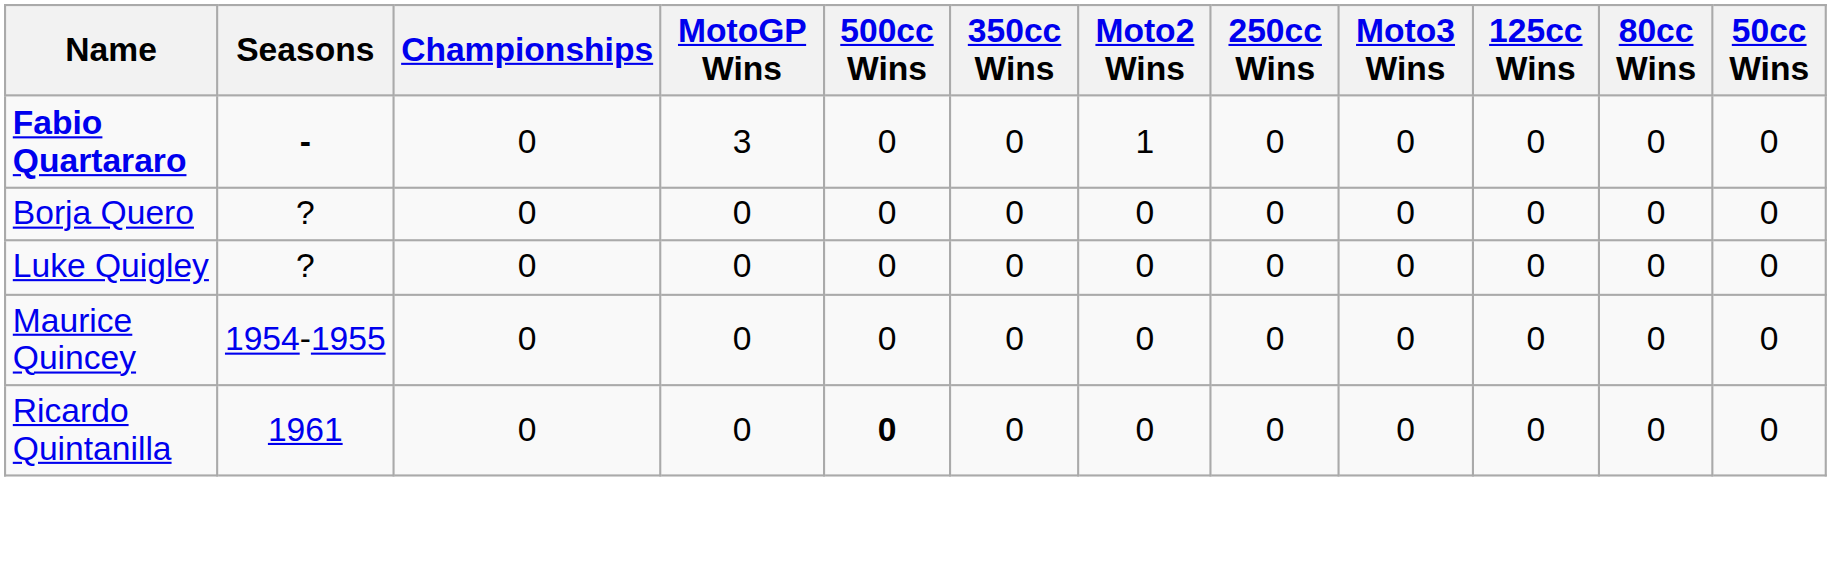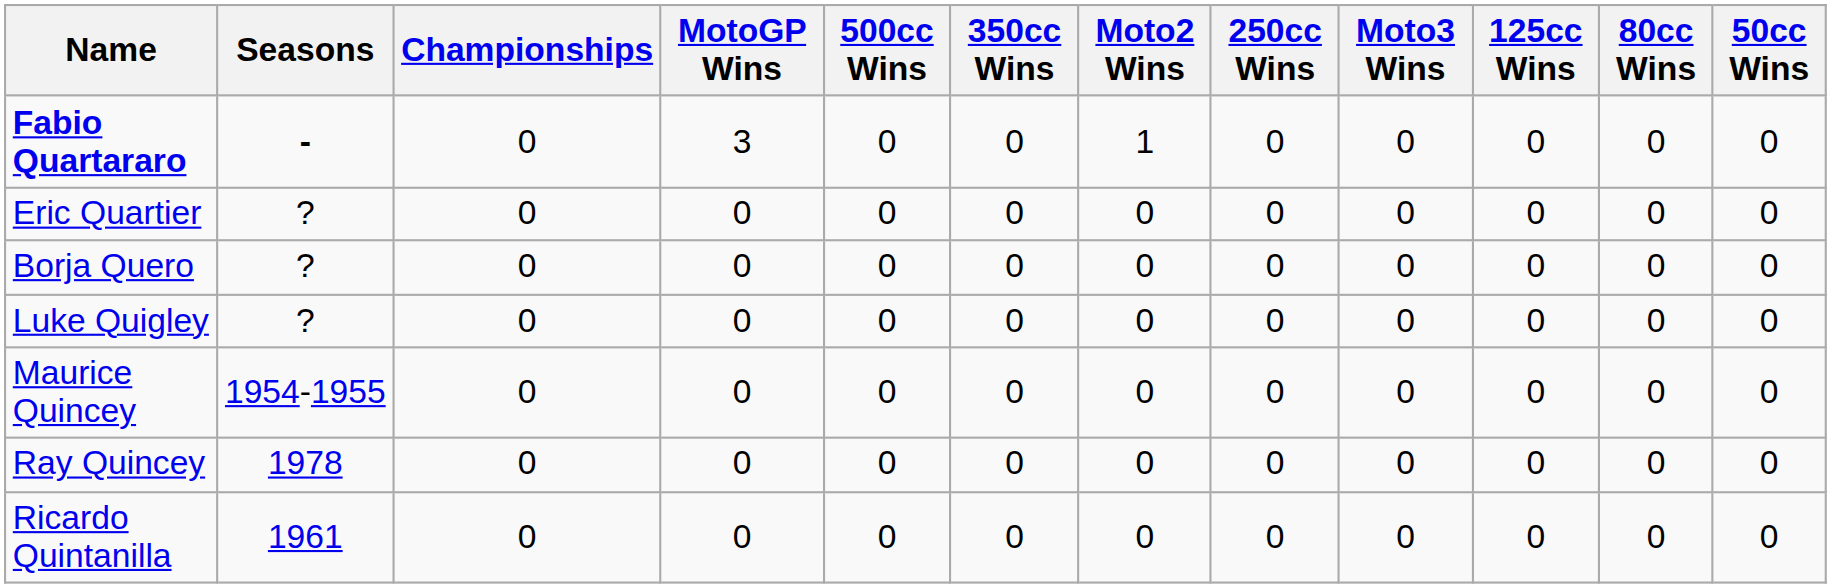+ row: (107, 213)
+ row: (109, 464)
(887, 429) bold -> (887, 536) normal
